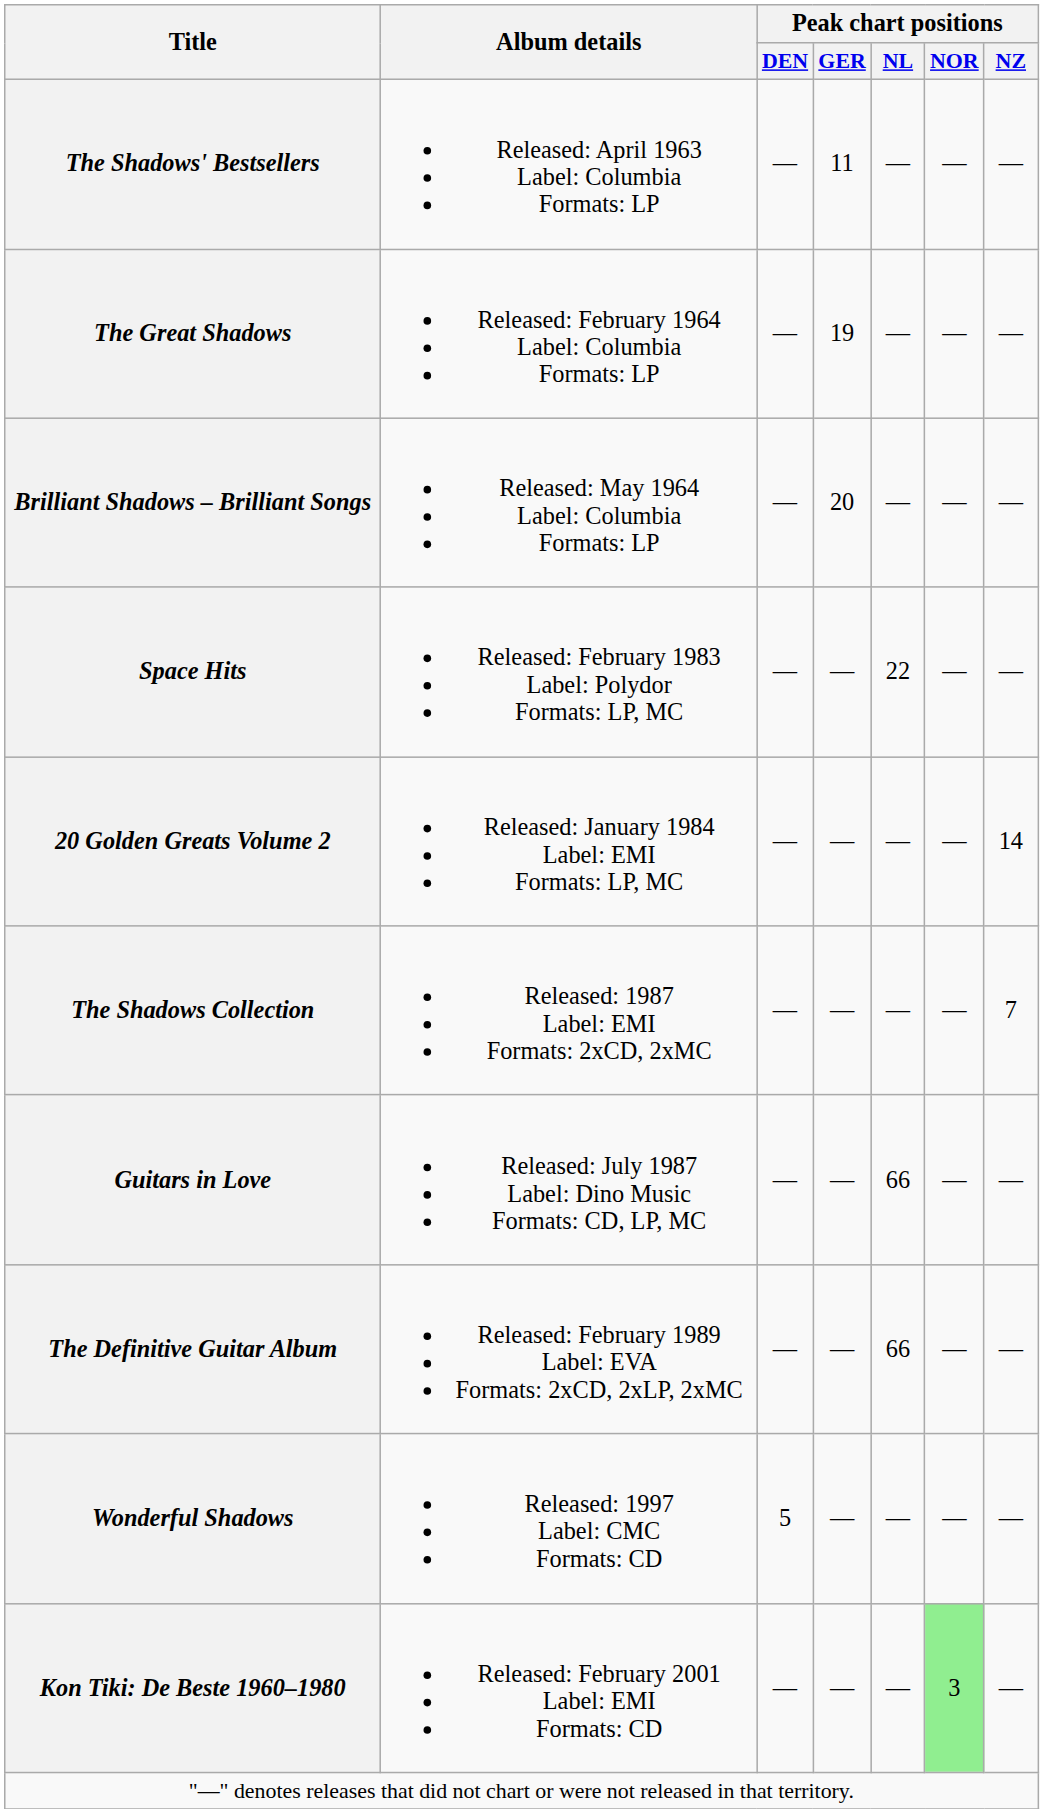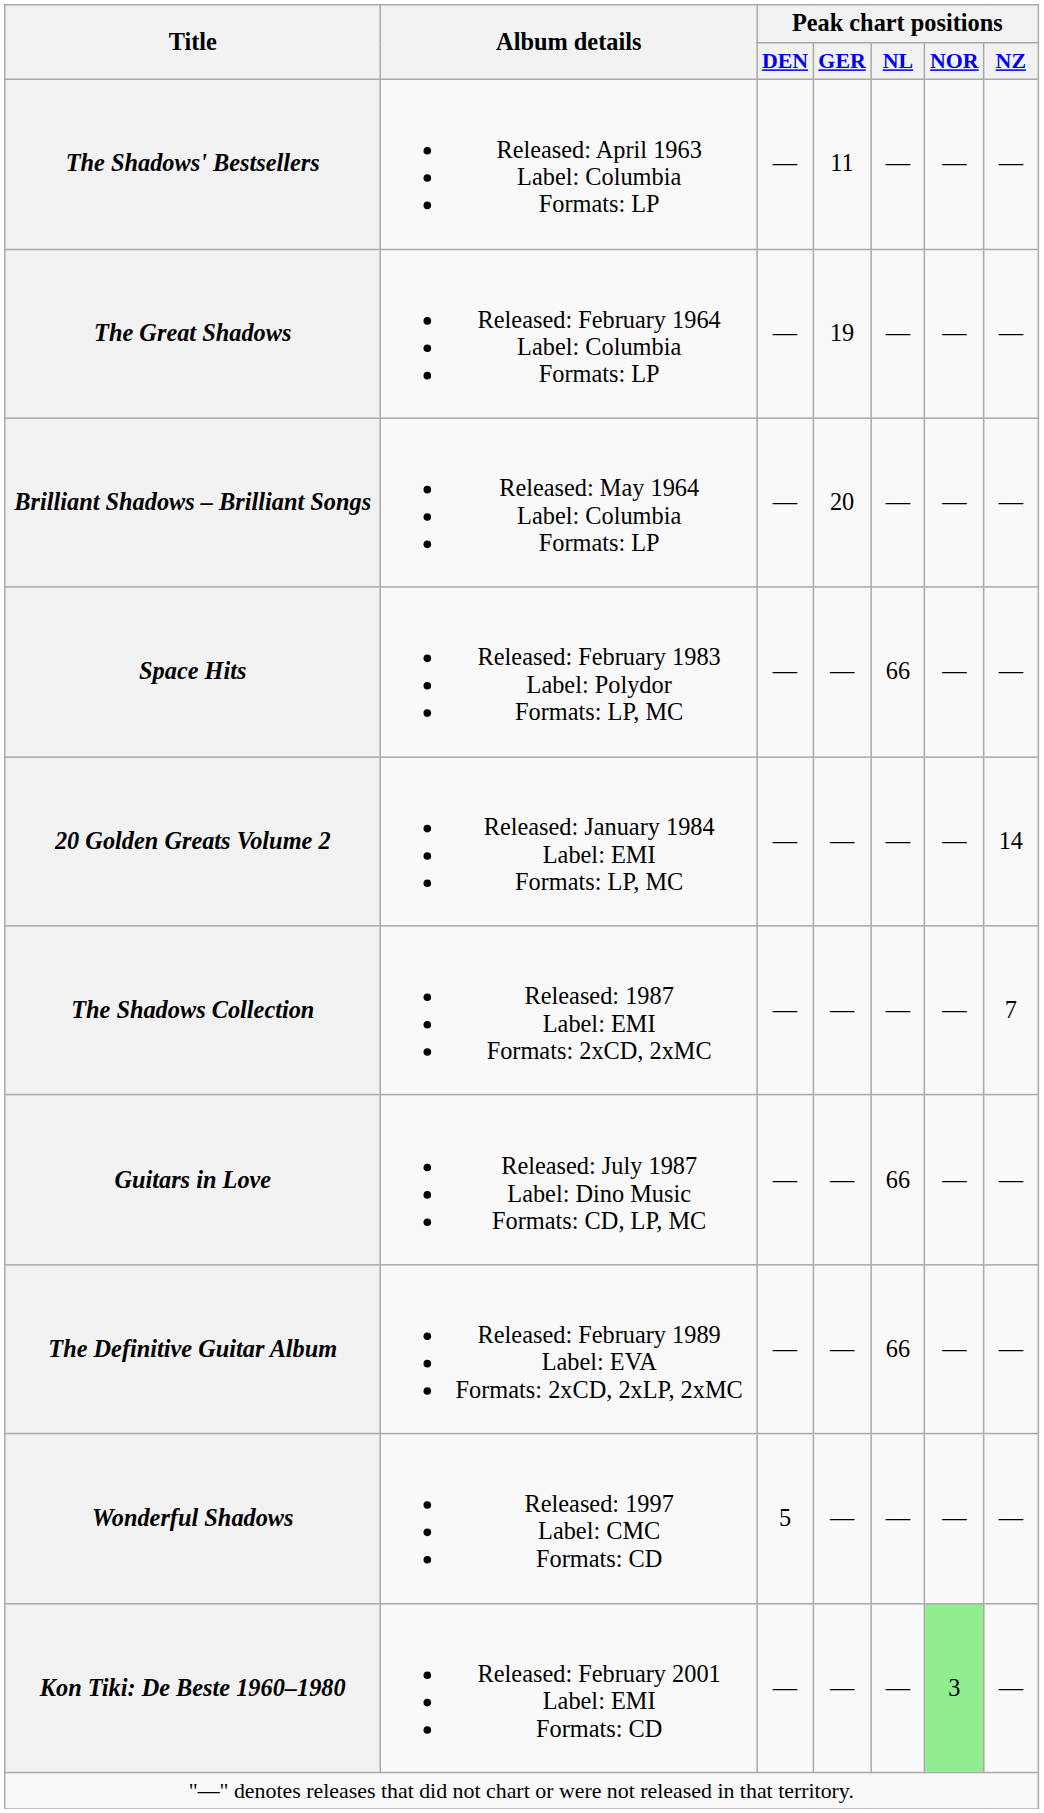(898, 671) 22 -> (898, 671) 66
